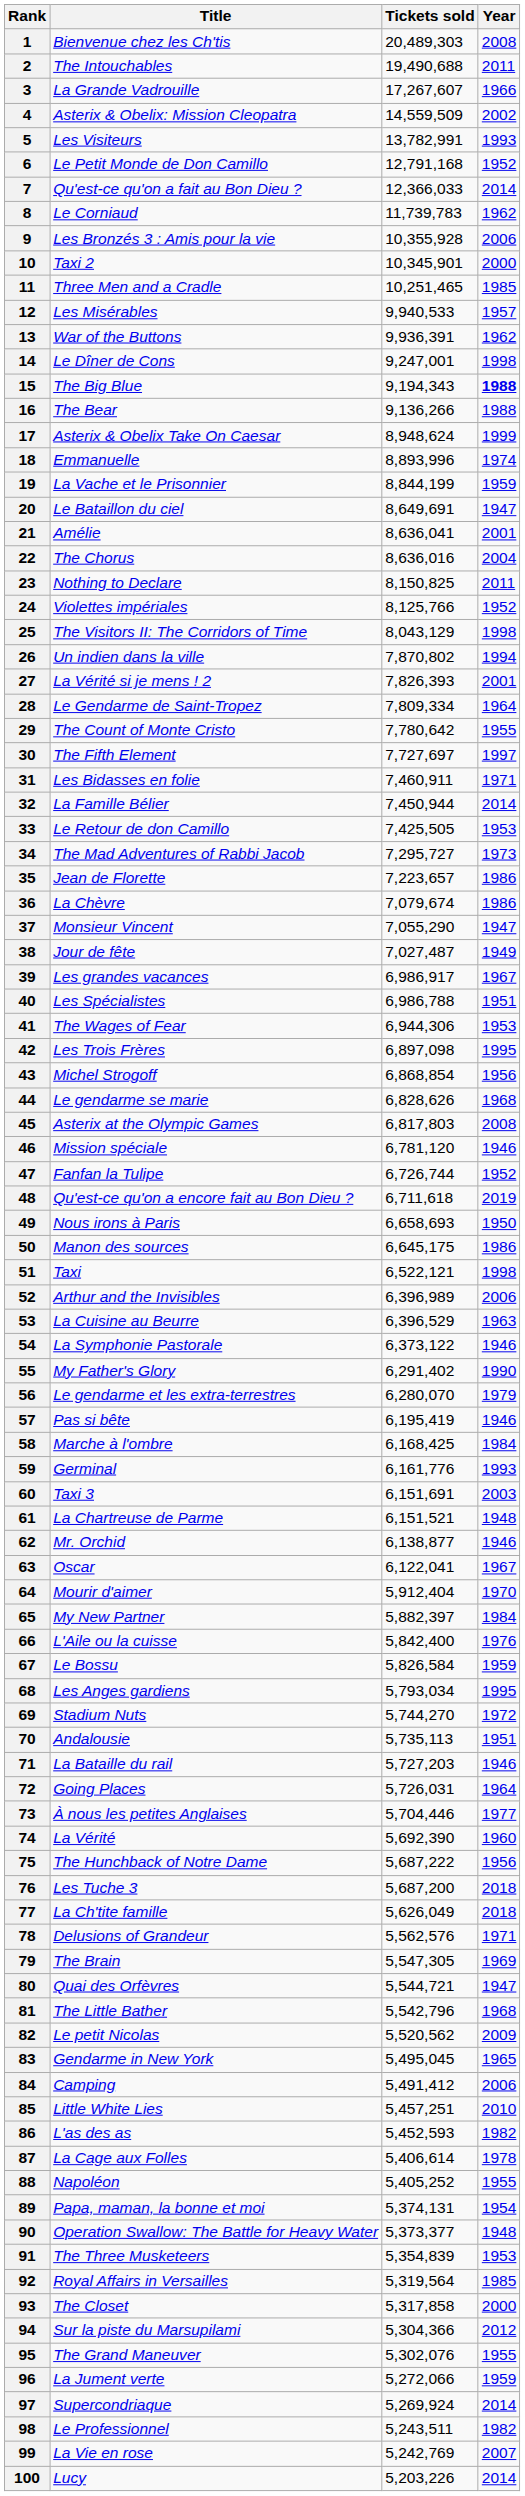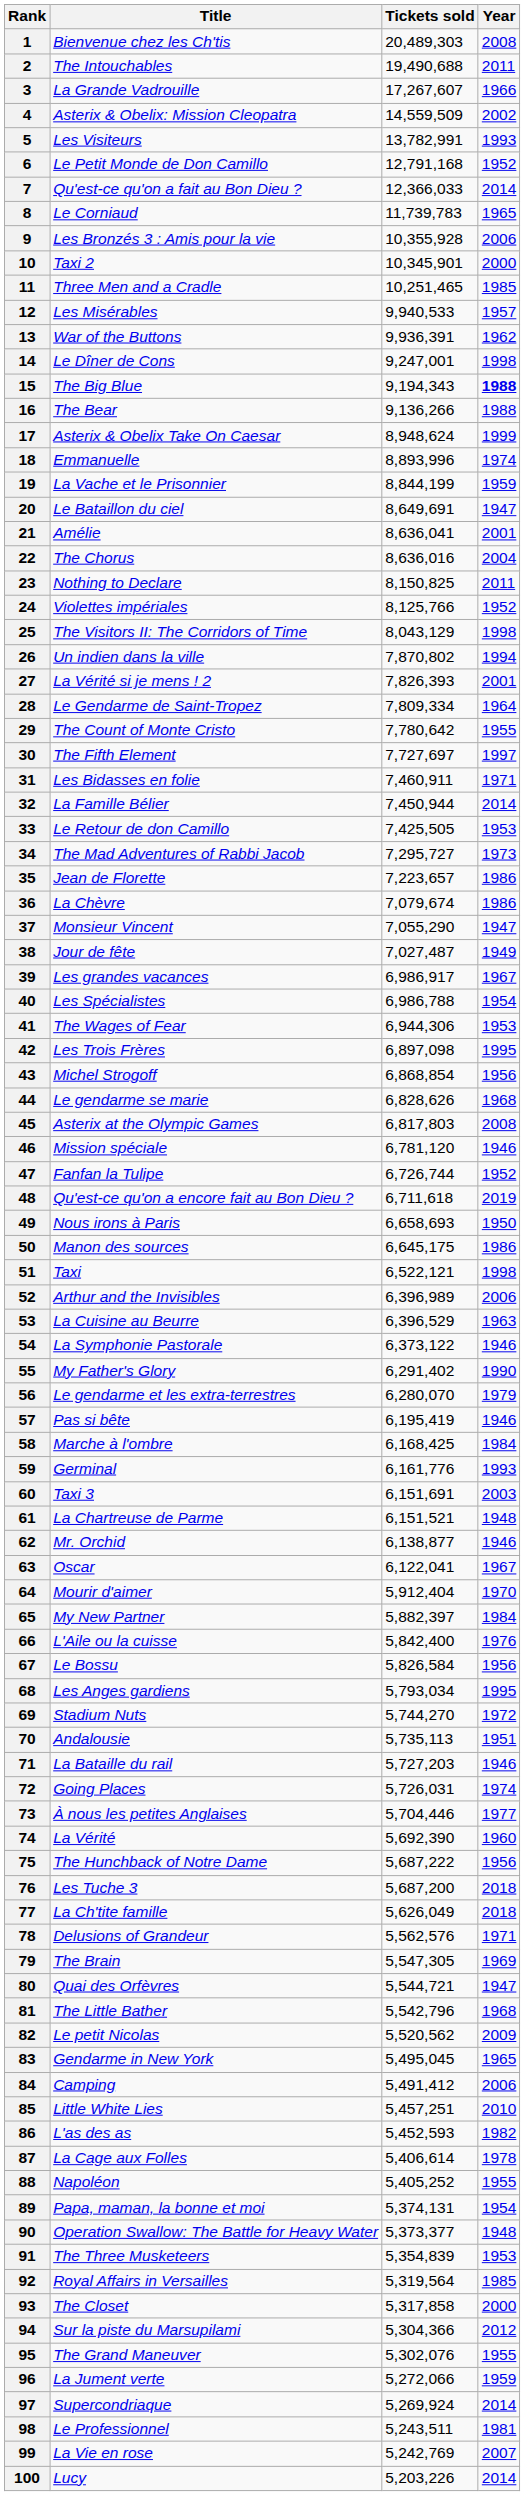(499, 213) 1962 -> (499, 213) 1965
(499, 1001) 1951 -> (499, 1001) 1954
(499, 1665) 1959 -> (499, 1665) 1956
(499, 1788) 1964 -> (499, 1788) 1974
(499, 2428) 1982 -> (499, 2428) 1981
